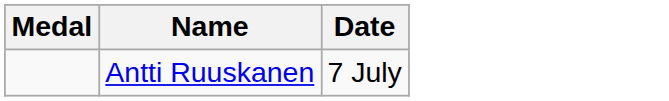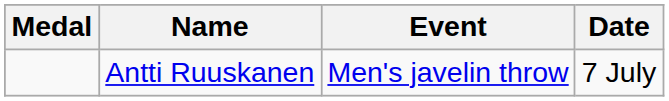+ column: (448, 27)
